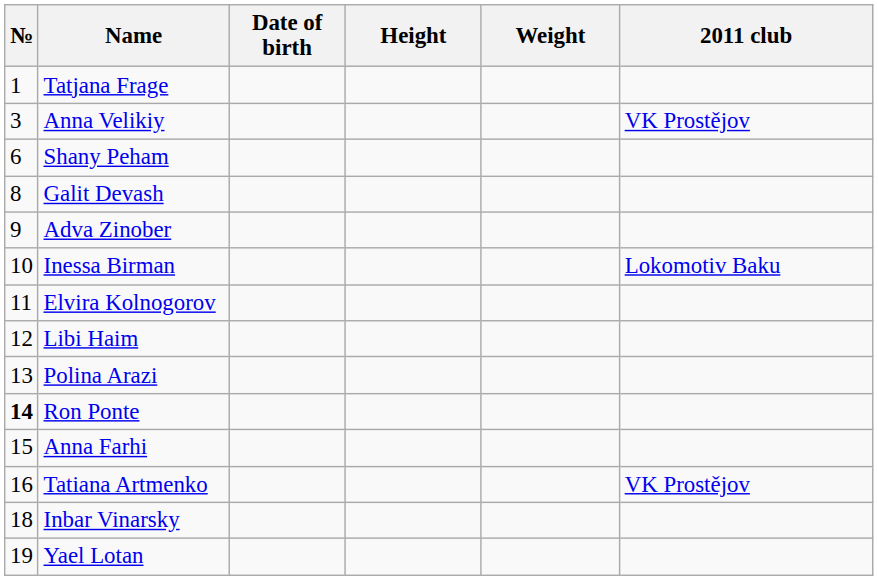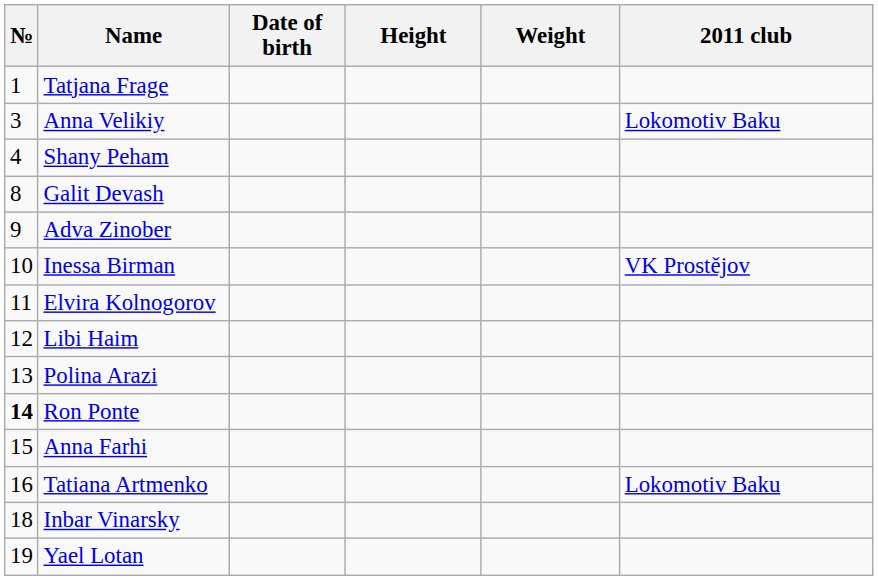(687, 120) VK Prostějov -> (703, 120) Lokomotiv Baku
(16, 157) 6 -> (16, 157) 4
(703, 266) Lokomotiv Baku -> (687, 266) VK Prostějov
(687, 483) VK Prostějov -> (703, 483) Lokomotiv Baku
